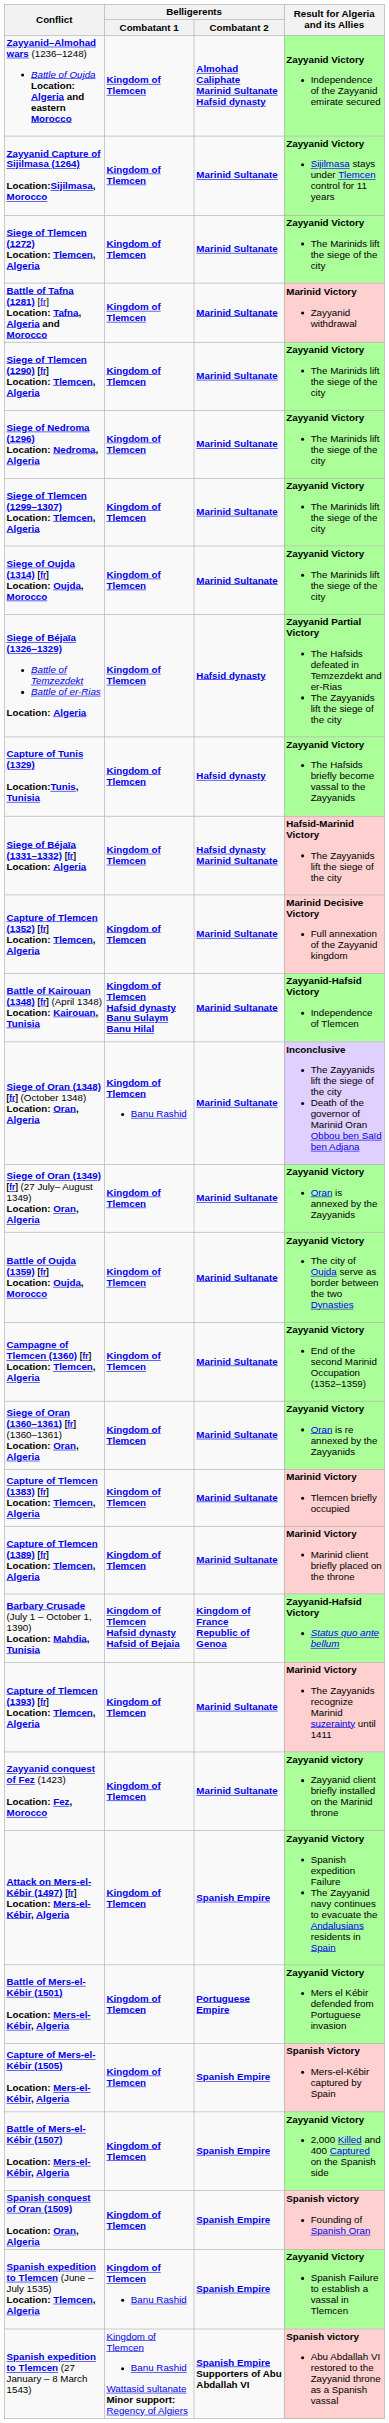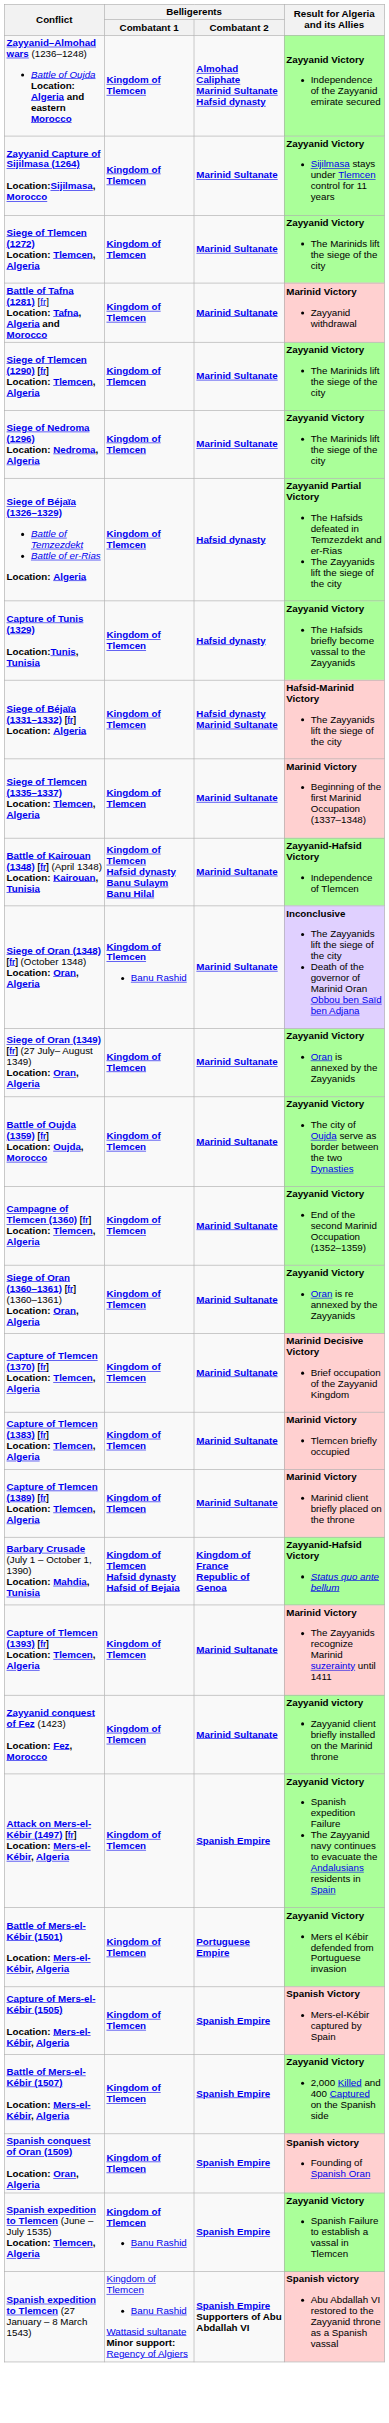- row: (51, 512)
- row: (45, 580)
+ row: (51, 798)
- row: (52, 934)
+ row: (52, 1372)
